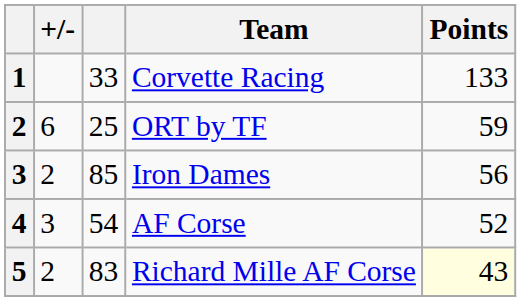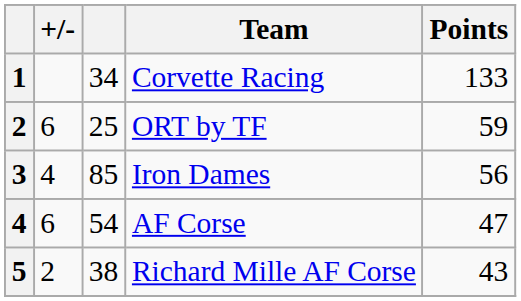(103, 77) 33 -> (103, 77) 34
(48, 174) 2 -> (48, 174) 4
(48, 223) 3 -> (48, 223) 6
(493, 223) 52 -> (493, 223) 47
(103, 272) 83 -> (103, 272) 38
(493, 272) lightyellow background -> (493, 272) no background
